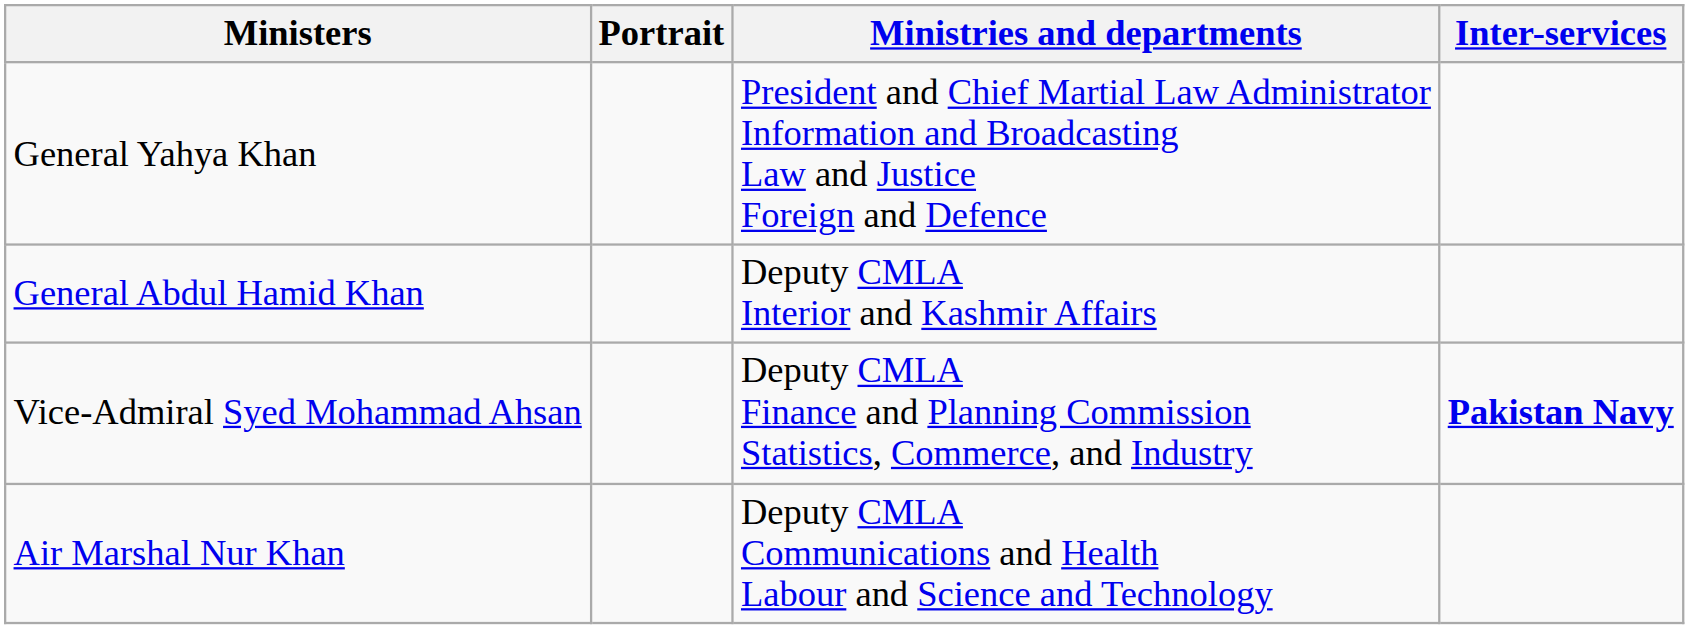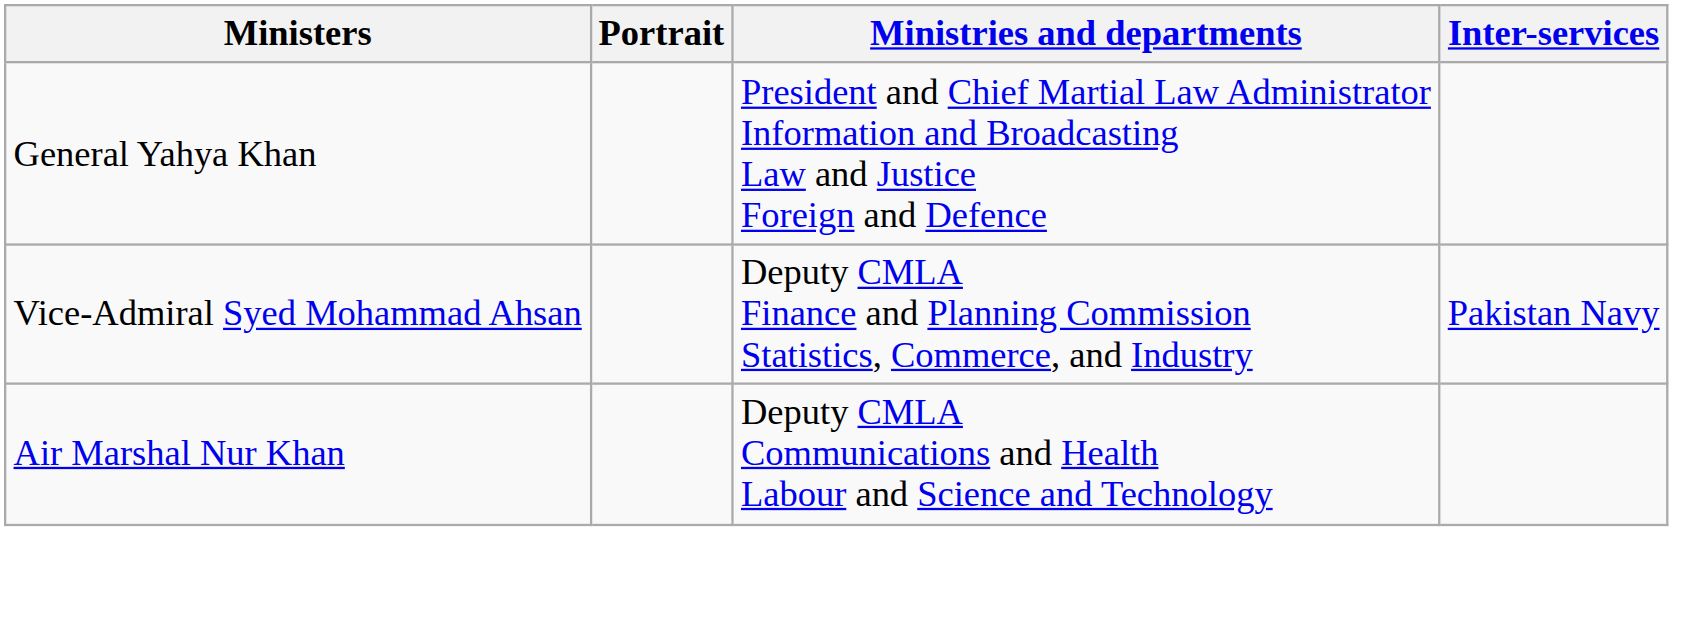- row: (219, 292)
(1561, 412) bold -> (1554, 313) normal
